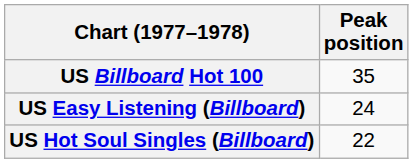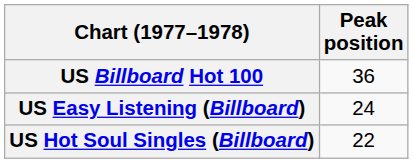(364, 76) 35 -> (364, 76) 36
